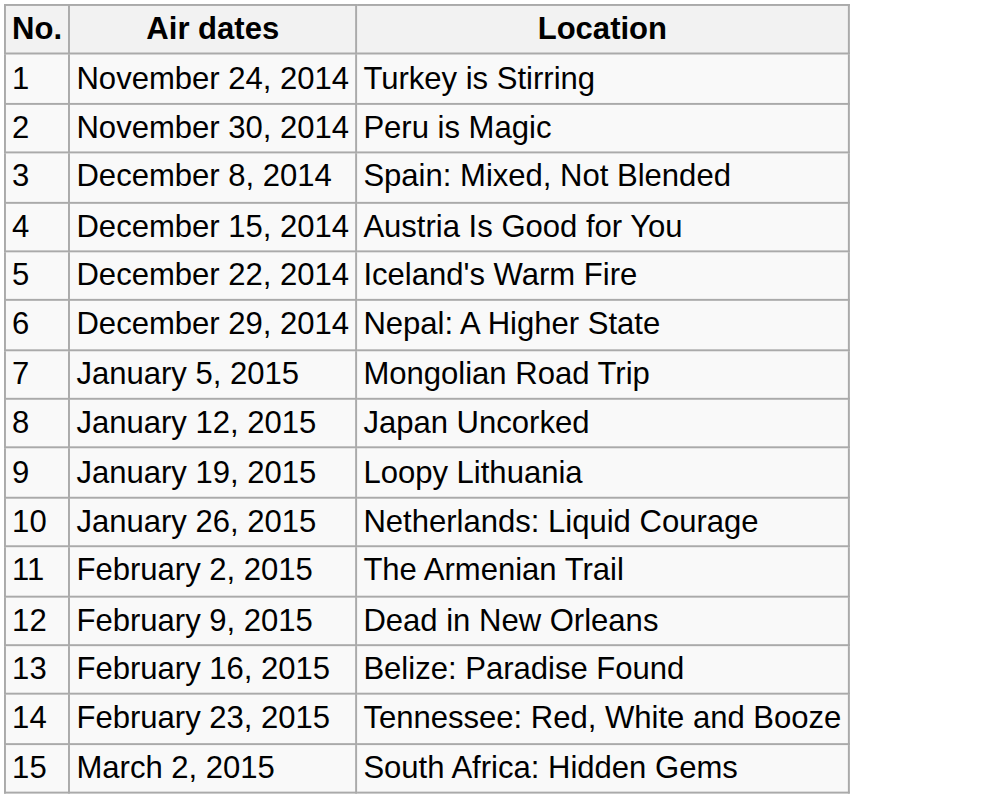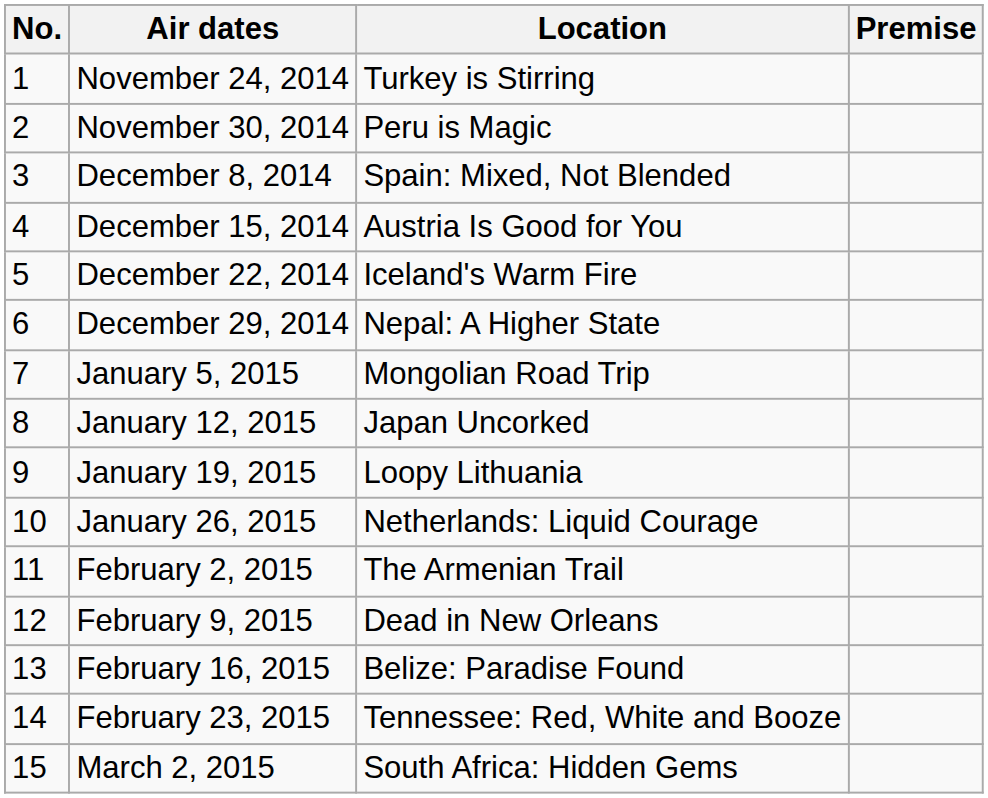+ column: (916, 29)
